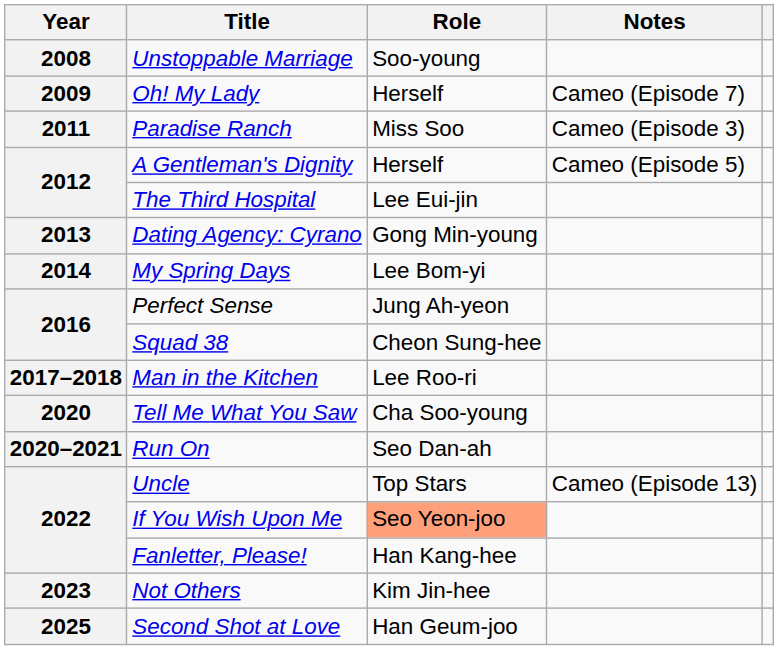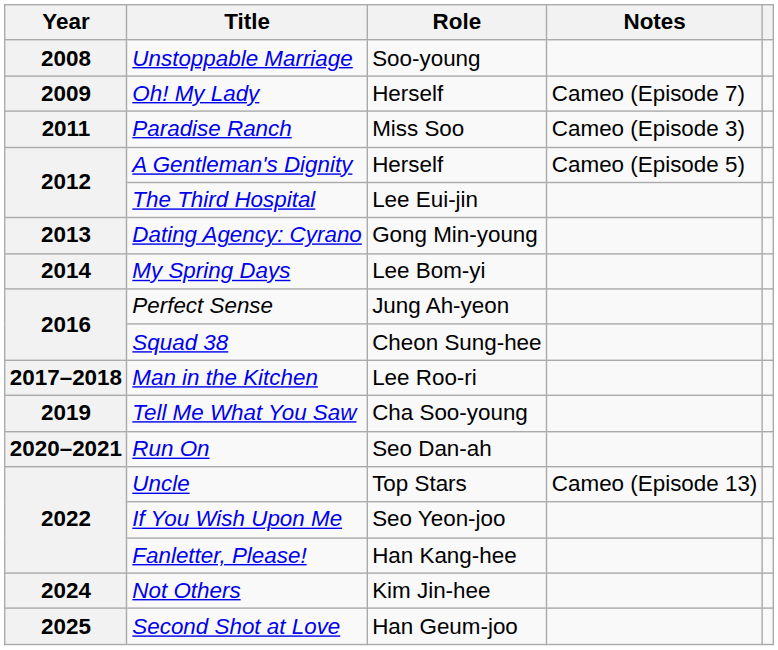(66, 413) 2020 -> (66, 413) 2019
(439, 519) lightsalmon background -> (439, 519) no background
(66, 590) 2023 -> (66, 590) 2024
